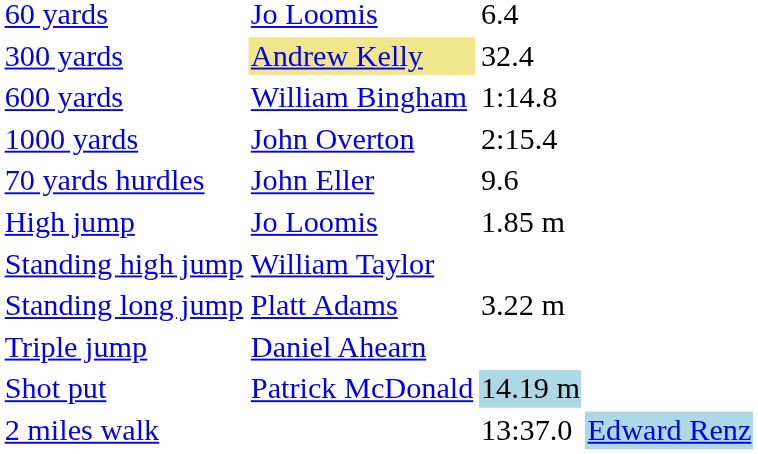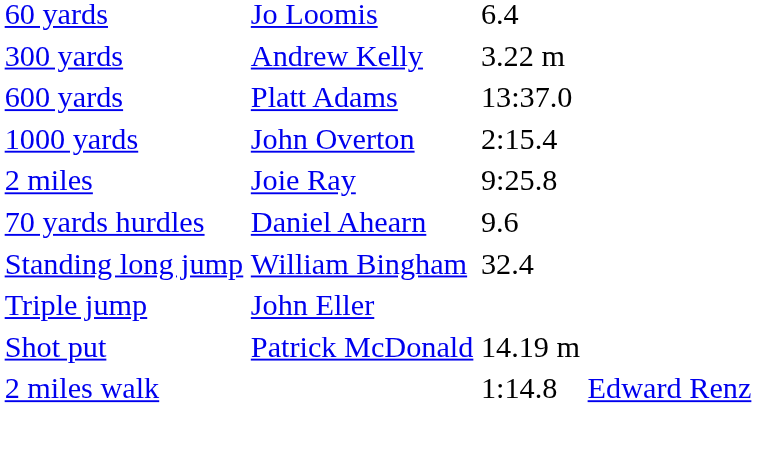(337, 55) khaki background -> (337, 55) no background
(507, 55) 32.4 -> (523, 55) 3.22 m
(359, 97) William Bingham -> (324, 97) Platt Adams
(519, 97) 1:14.8 -> (527, 97) 13:37.0
+ row: (49, 180)
(313, 180) John Eller -> (339, 222) Daniel Ahearn
- row: (70, 222)
- row: (124, 263)
(324, 305) Platt Adams -> (359, 263) William Bingham
(523, 305) 3.22 m -> (507, 263) 32.4
(339, 346) Daniel Ahearn -> (313, 305) John Eller
(530, 388) lightblue background -> (530, 346) no background
(527, 430) 13:37.0 -> (519, 388) 1:14.8
(669, 430) lightblue background -> (669, 388) no background
